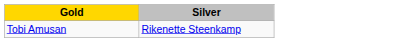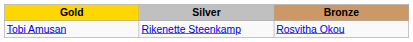+ column: (341, 12)
